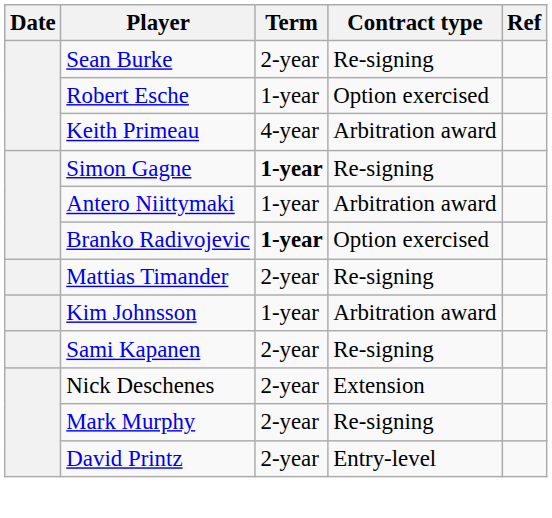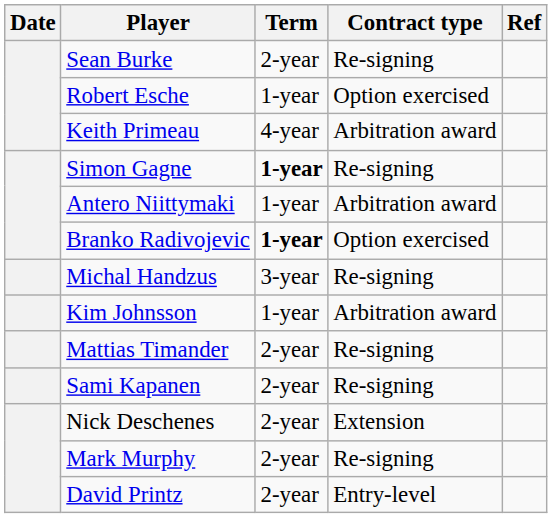+ row: (142, 276)
rows swapped: (131, 312) <-> (147, 276)
